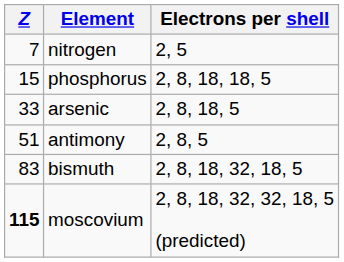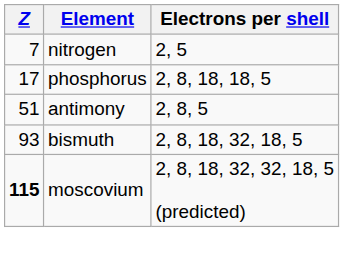(29, 79) 15 -> (29, 79) 17
- row: (79, 109)
(29, 169) 83 -> (29, 139) 93
